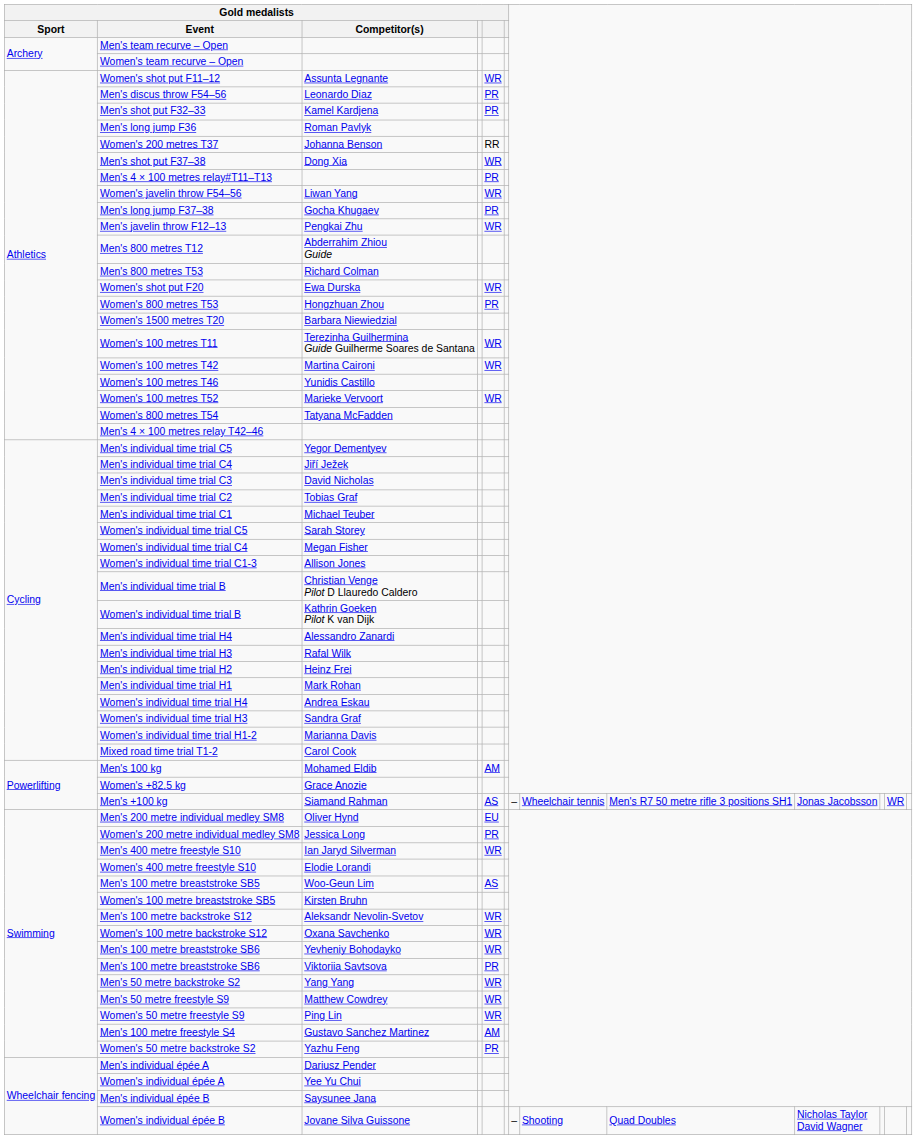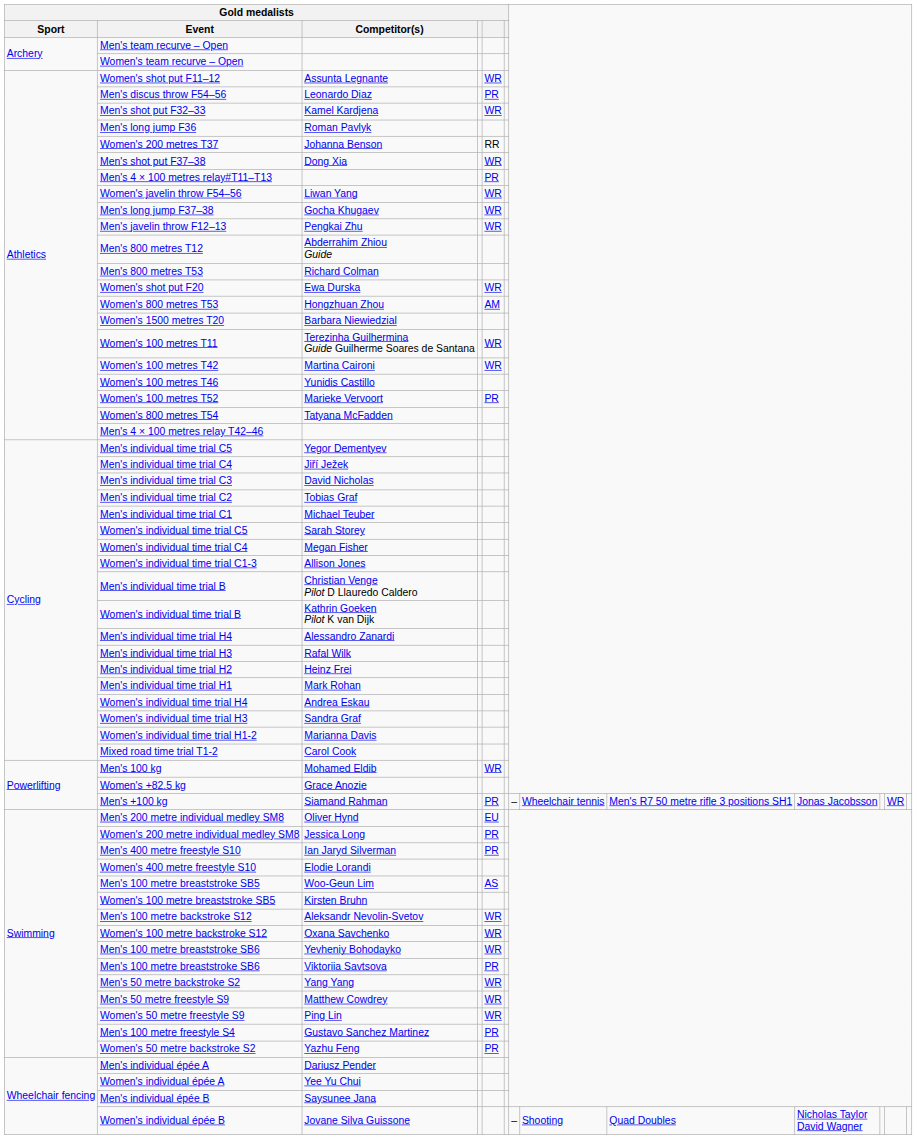(492, 111) PR -> (493, 111) WR
(492, 210) PR -> (493, 210) WR
(492, 304) PR -> (492, 304) AM
(493, 399) WR -> (492, 399) PR
(492, 768) AM -> (493, 768) WR
(491, 801) AS -> (492, 801) PR
(493, 851) WR -> (492, 851) PR
(492, 1032) AM -> (492, 1032) PR
